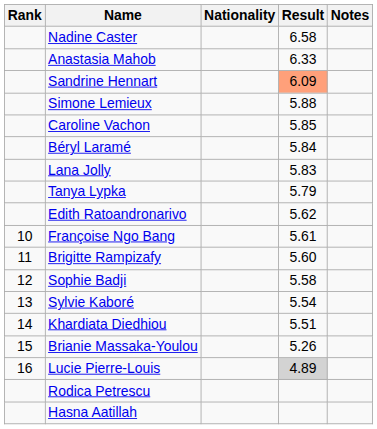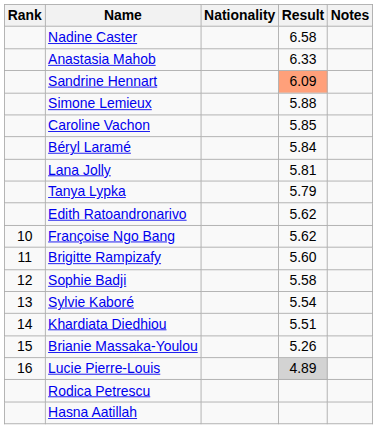(303, 170) 5.83 -> (303, 170) 5.81
(303, 236) 5.61 -> (303, 236) 5.62
